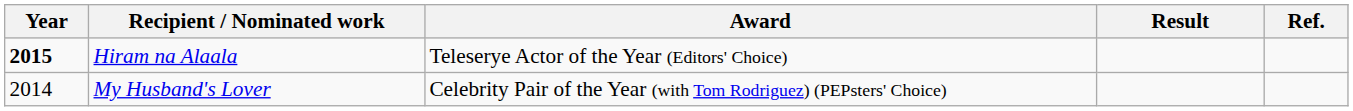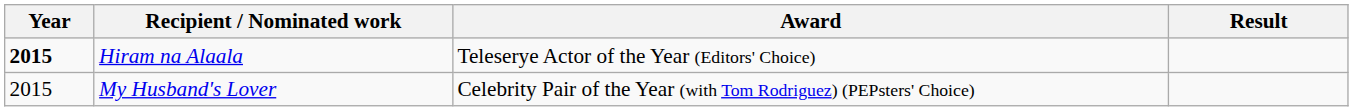- column: (1306, 21)
(31, 88) 2014 -> (31, 88) 2015
